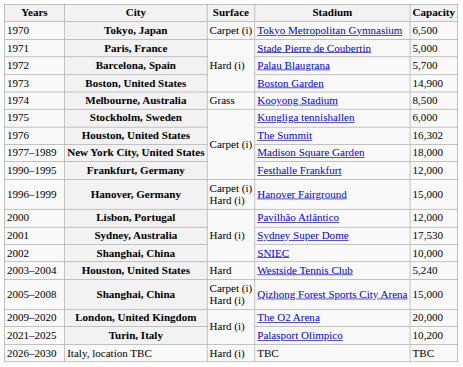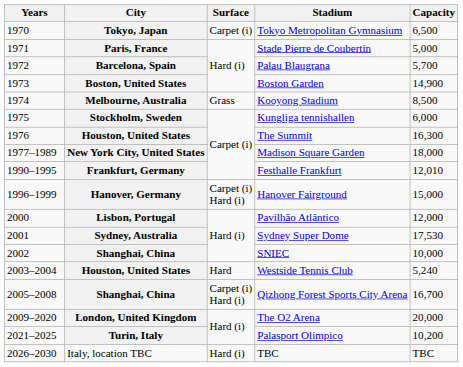(428, 135) 16,302 -> (428, 135) 16,300
(428, 170) 12,000 -> (428, 170) 12,010
(428, 294) 15,000 -> (428, 294) 16,700
